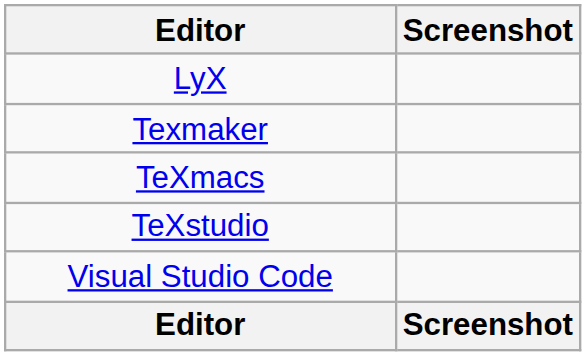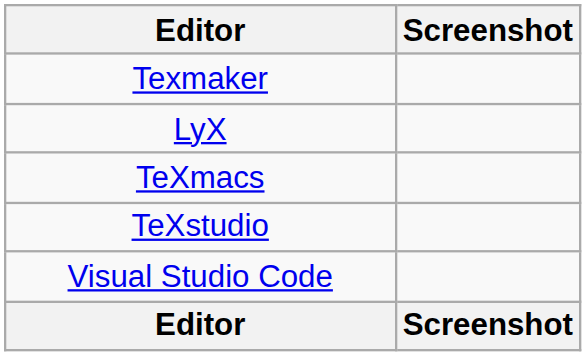rows swapped: (200, 79) <-> (200, 128)
